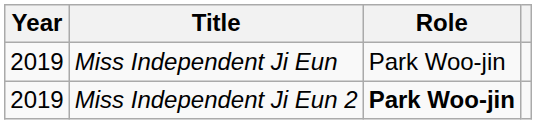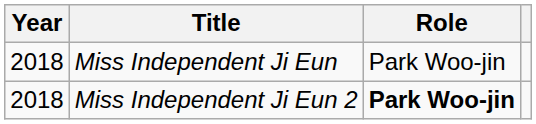(37, 61) 2019 -> (37, 61) 2018
(37, 99) 2019 -> (37, 99) 2018
